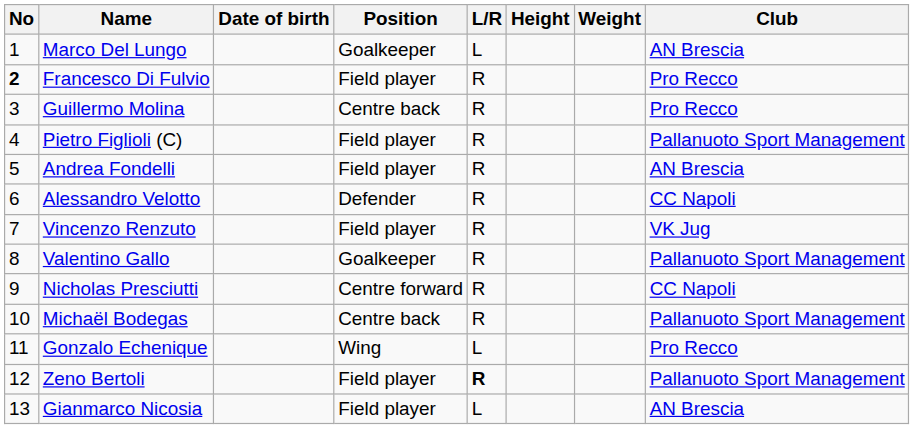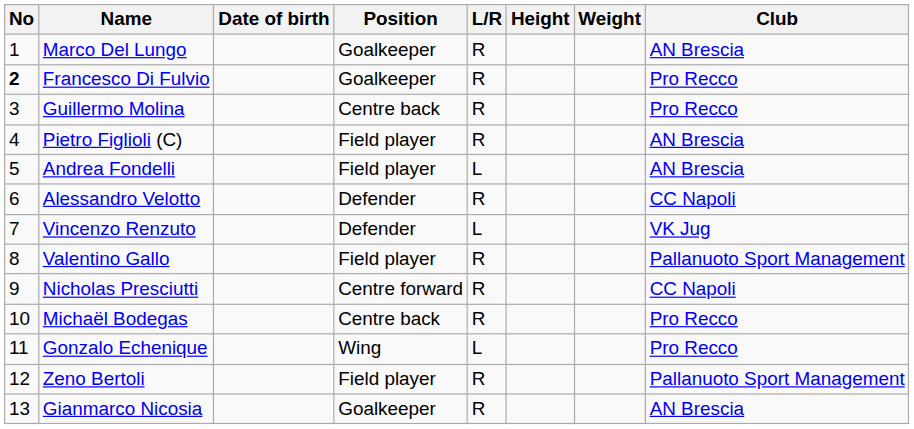(477, 49) L -> (479, 49) R
(387, 79) Field player -> (387, 79) Goalkeeper
(777, 139) Pallanuoto Sport Management -> (697, 139) AN Brescia
(479, 169) R -> (477, 169) L
(387, 229) Field player -> (377, 229) Defender
(479, 229) R -> (477, 229) L
(387, 259) Goalkeeper -> (387, 259) Field player
(777, 318) Pallanuoto Sport Management -> (694, 318) Pro Recco
(479, 378) bold -> (479, 378) normal
(387, 408) Field player -> (387, 408) Goalkeeper
(477, 408) L -> (479, 408) R
